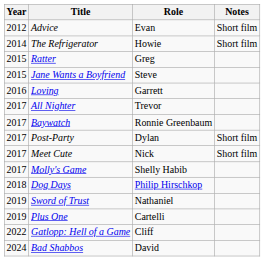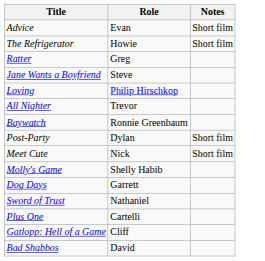- column: (17, 12)
(149, 91) Garrett -> (144, 91) Philip Hirschkop
(169, 185) Philip Hirschkop -> (124, 185) Garrett
